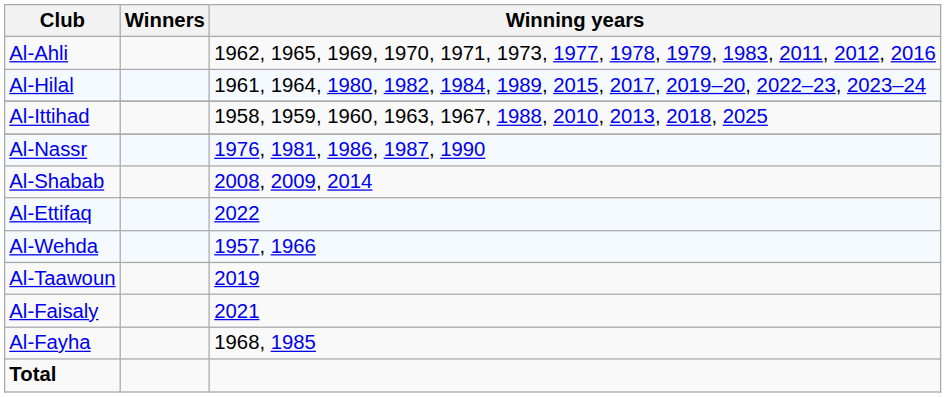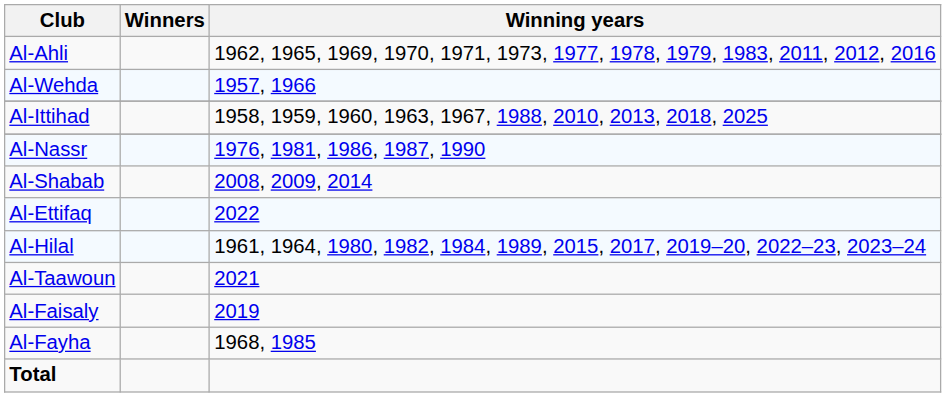rows swapped: (41, 85) <-> (54, 246)
(237, 278) 2019 -> (237, 278) 2021
(237, 310) 2021 -> (237, 310) 2019
